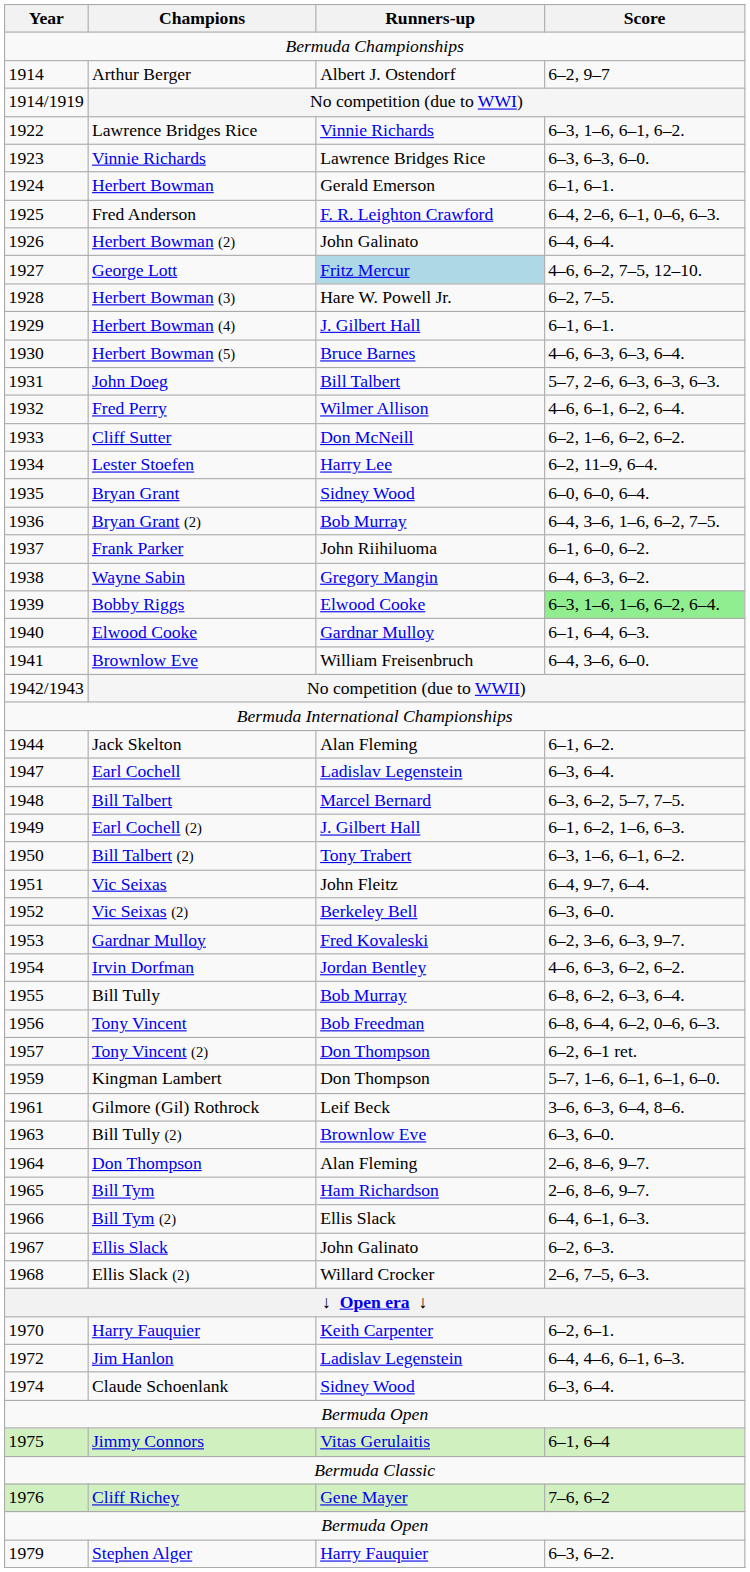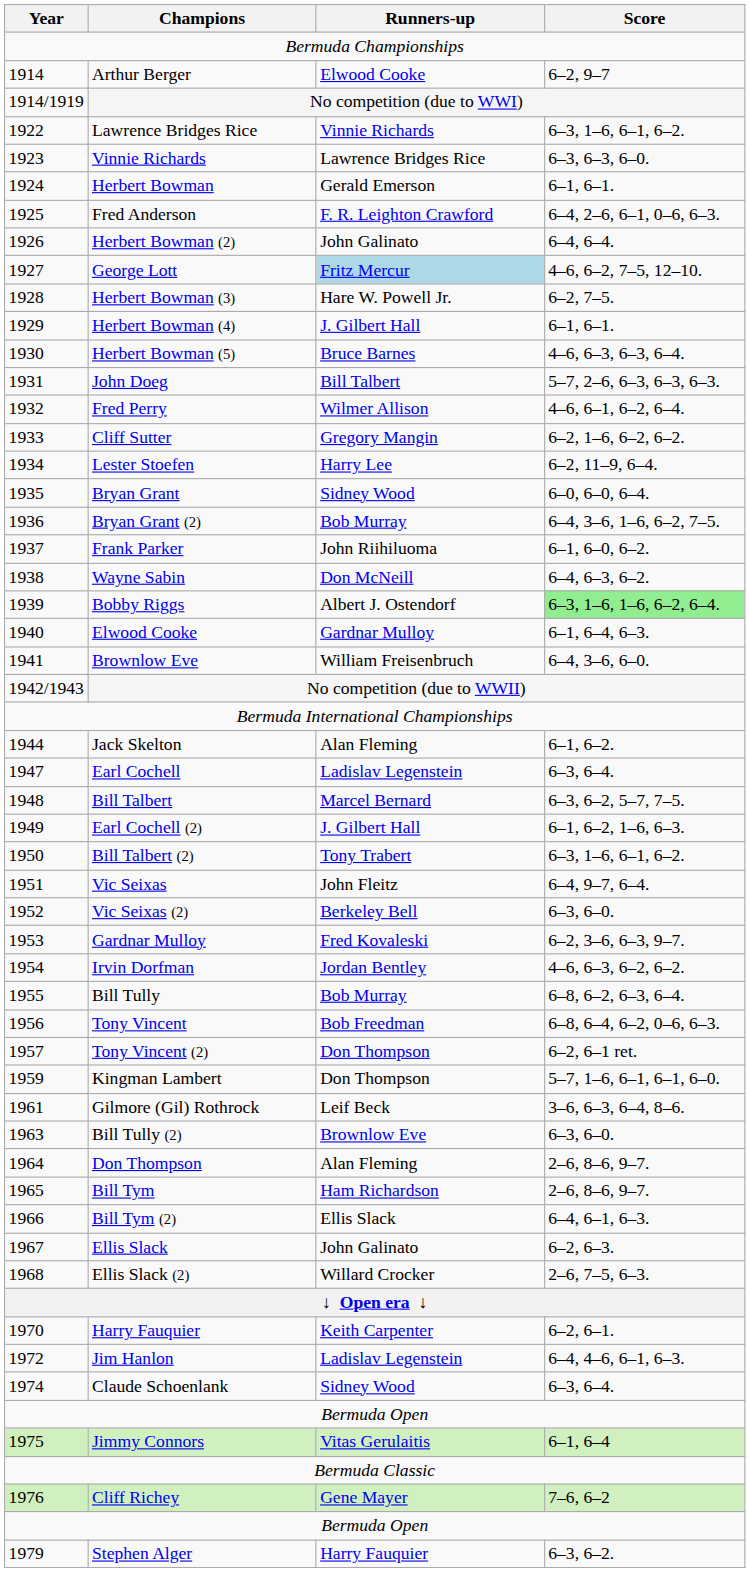(388, 74) Albert J. Ostendorf -> (373, 74) Elwood Cooke
(367, 437) Don McNeill -> (379, 437) Gregory Mangin
(379, 576) Gregory Mangin -> (367, 576) Don McNeill
(373, 604) Elwood Cooke -> (388, 604) Albert J. Ostendorf
